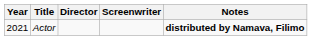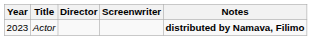(17, 27) 2021 -> (17, 27) 2023
